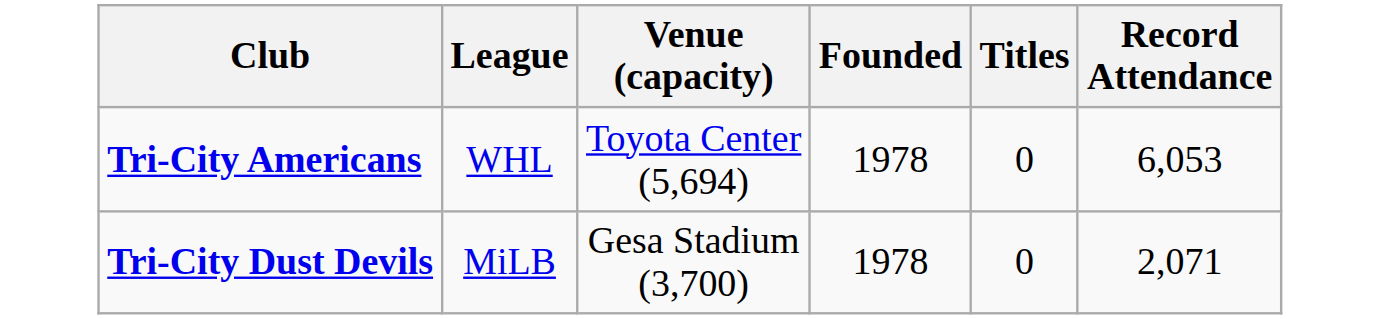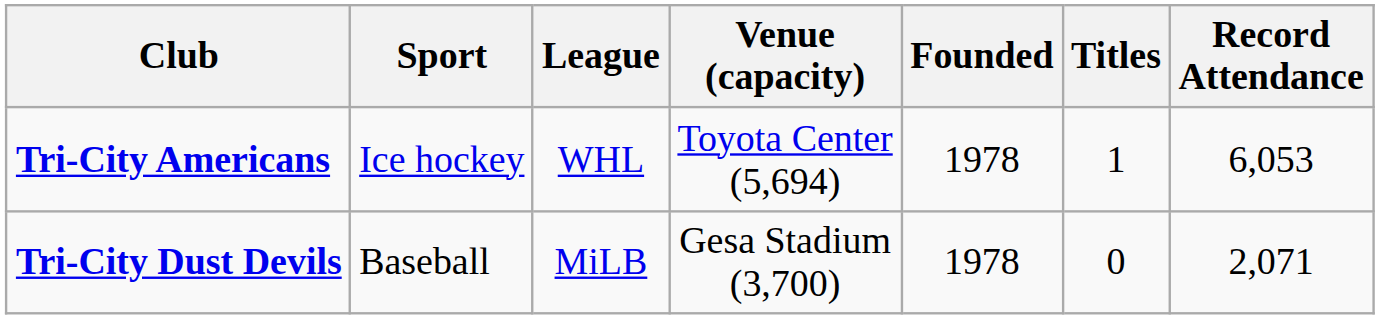+ column: (442, 55)
(1025, 158) 0 -> (1116, 158) 1
